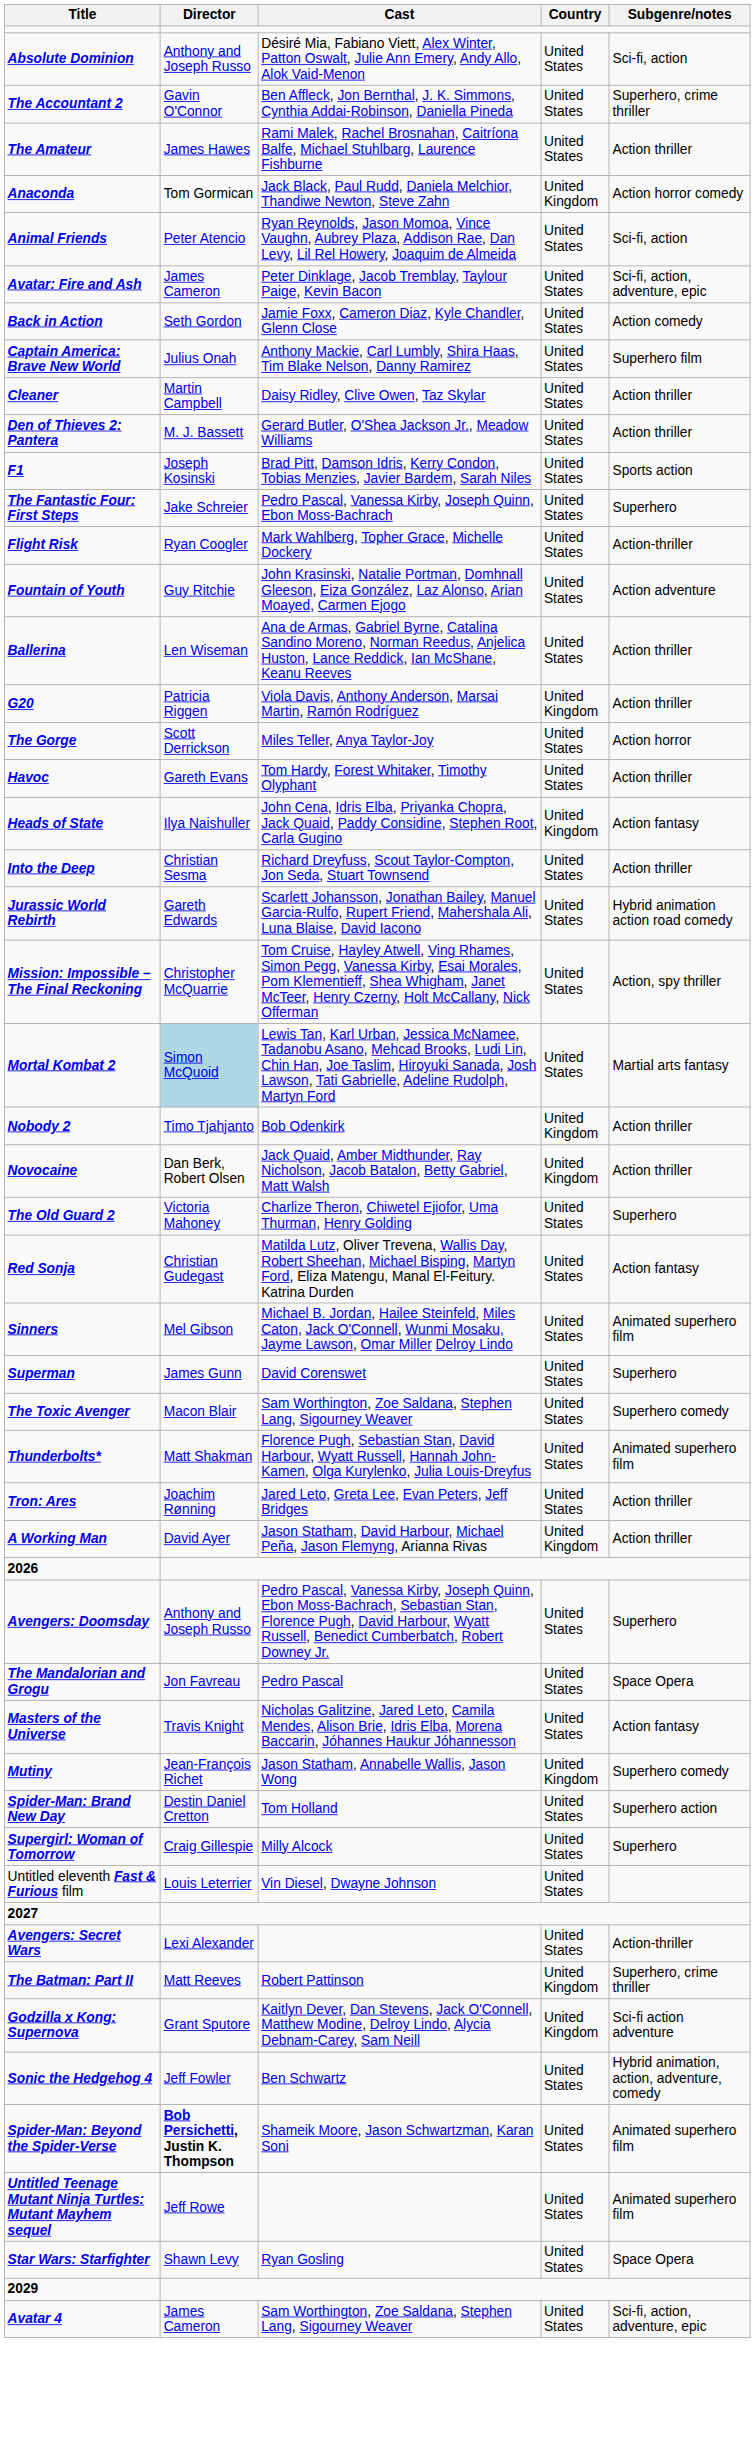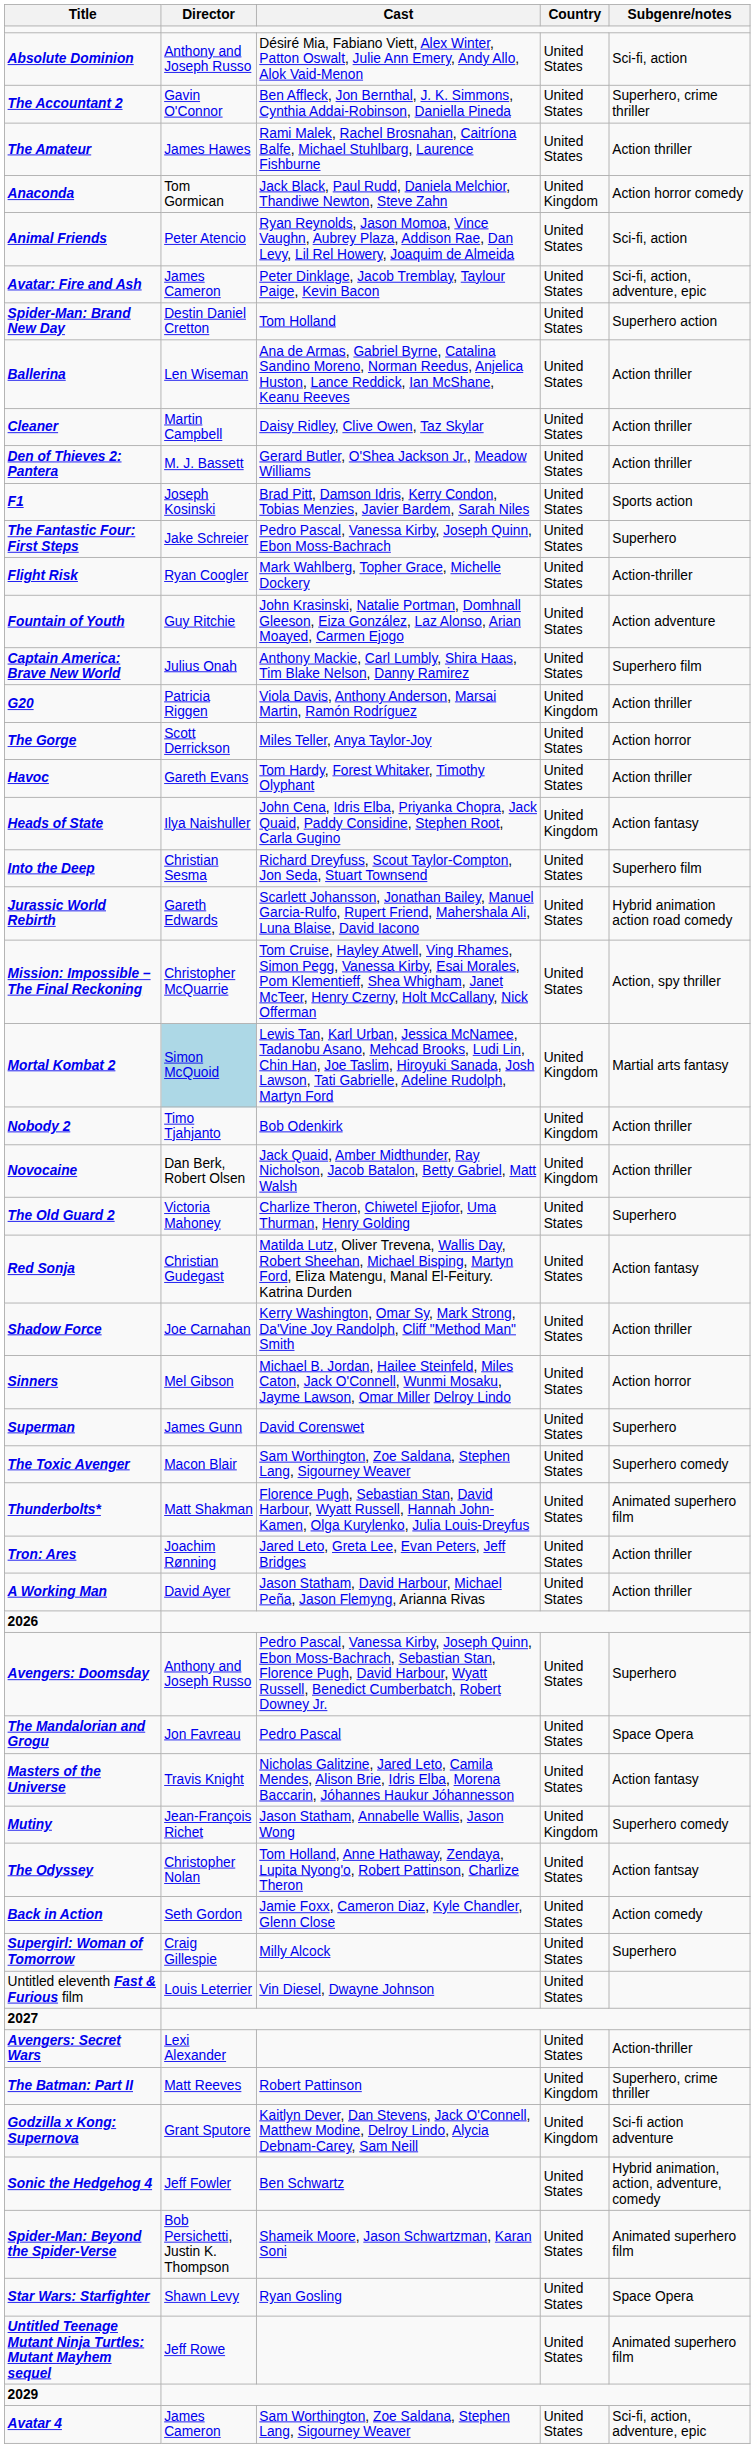rows swapped: (55, 321) <-> (69, 1809)
rows swapped: (64, 358) <-> (37, 650)
(652, 868) Action thriller -> (657, 868) Superhero film
(564, 1065) United States -> (571, 1065) United Kingdom
+ row: (55, 1329)
(674, 1329) Animated superhero film -> (652, 1382) Action horror
(571, 1539) United Kingdom -> (564, 1591) United States
+ row: (50, 1869)
(201, 2138) bold -> (198, 2244) normal
rows swapped: (79, 2259) <-> (76, 2207)
